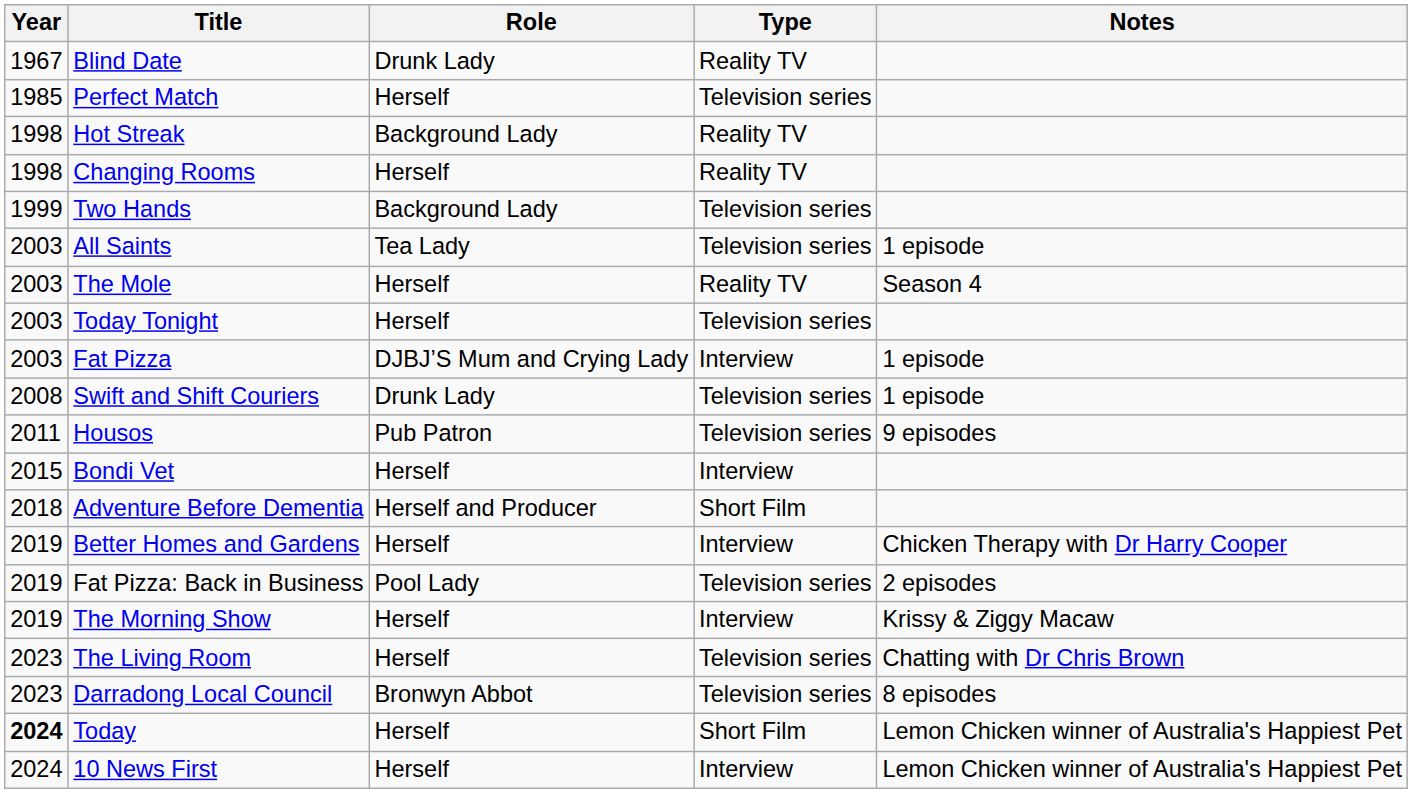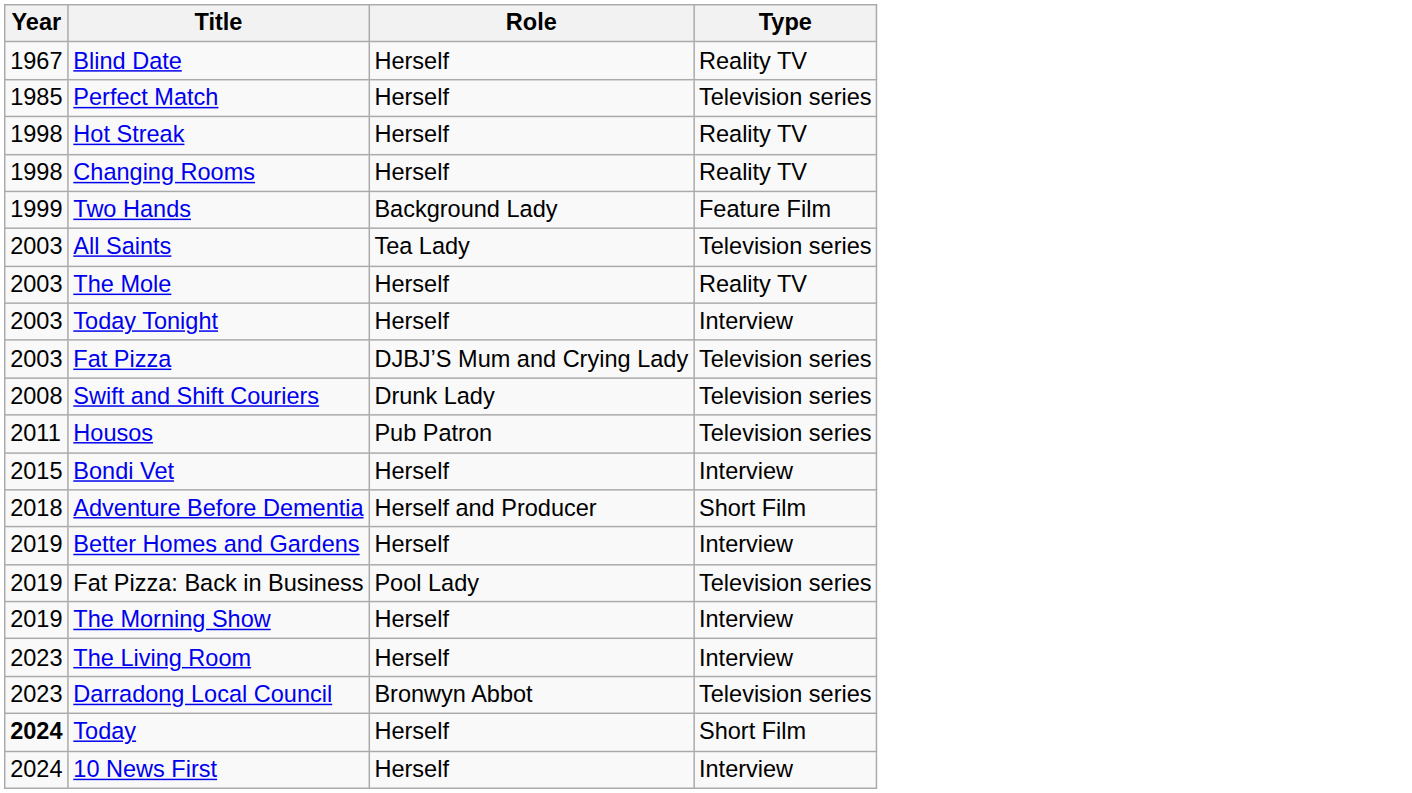- column: (1142, 23)
(435, 60) Drunk Lady -> (412, 60) Herself
(466, 135) Background Lady -> (412, 135) Herself
(785, 209) Television series -> (765, 209) Feature Film
(785, 321) Television series -> (746, 321) Interview
(746, 358) Interview -> (785, 358) Television series
(785, 657) Television series -> (746, 657) Interview
